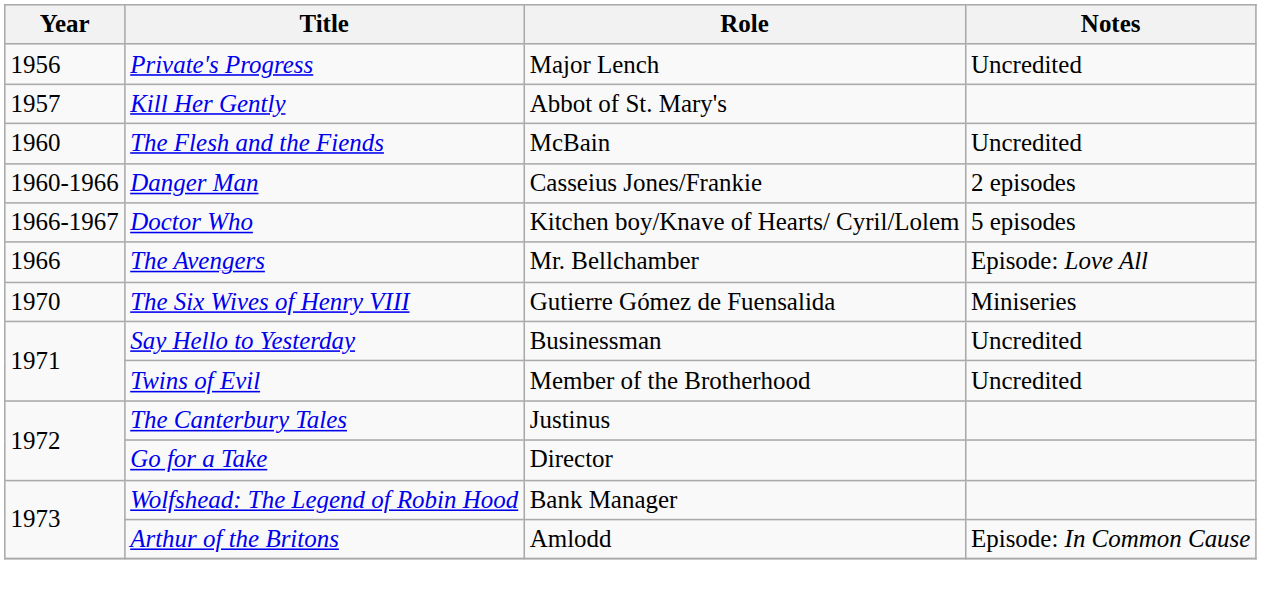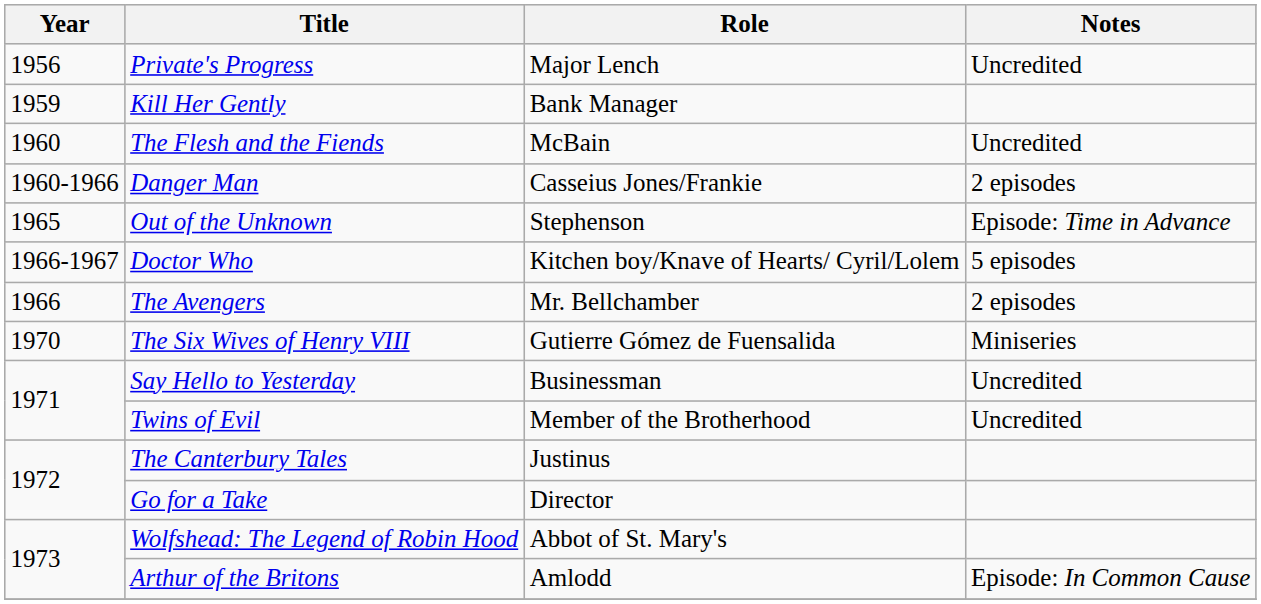(35, 103) 1957 -> (35, 103) 1959
(628, 103) Abbot of St. Mary's -> (604, 103) Bank Manager
+ row: (231, 222)
(1059, 261) Episode: Love All -> (1023, 301) 2 episodes
(604, 499) Bank Manager -> (628, 538) Abbot of St. Mary's
